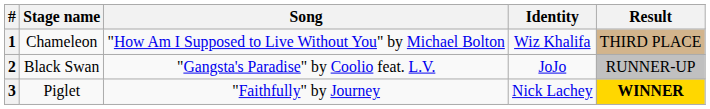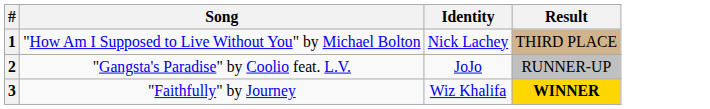- column: (62, 16)
(552, 41) Wiz Khalifa -> (468, 41) Nick Lachey
(552, 91) Nick Lachey -> (468, 91) Wiz Khalifa
